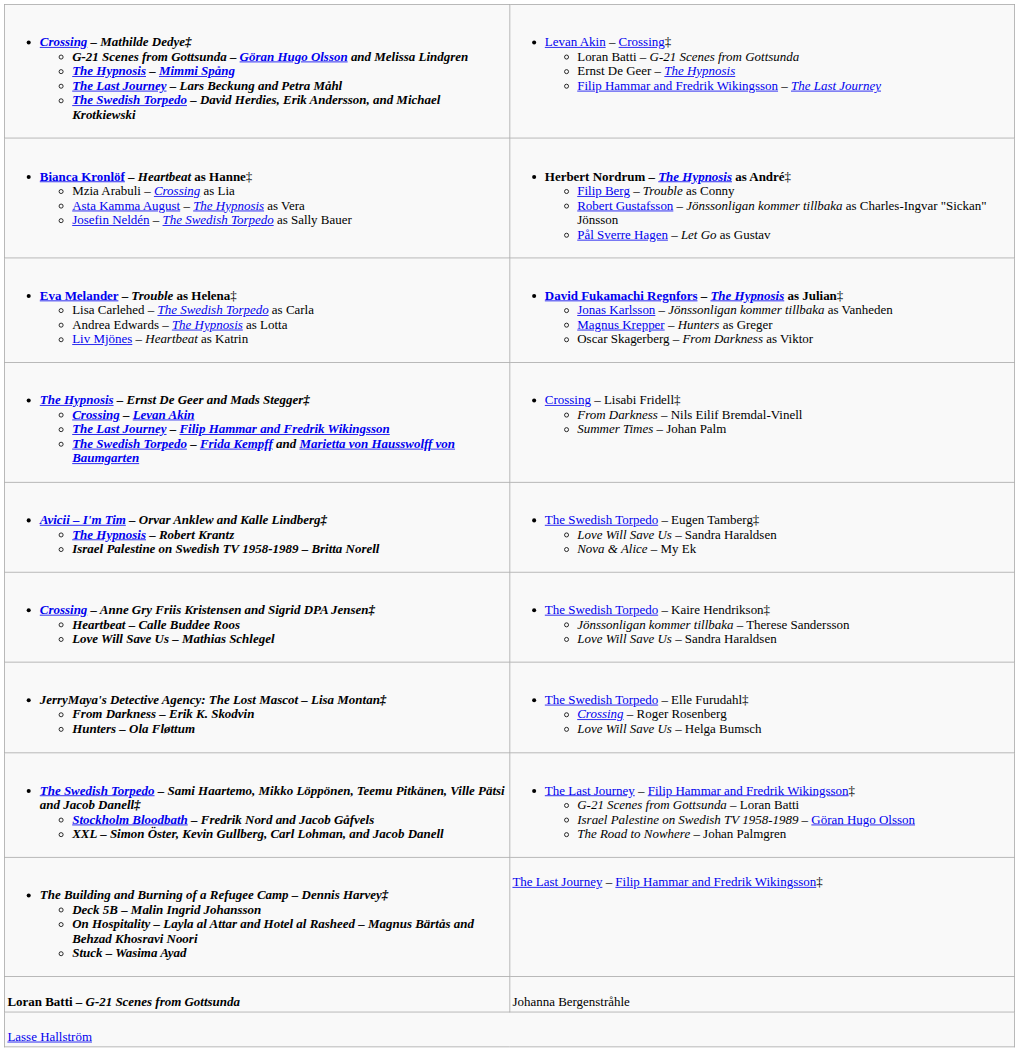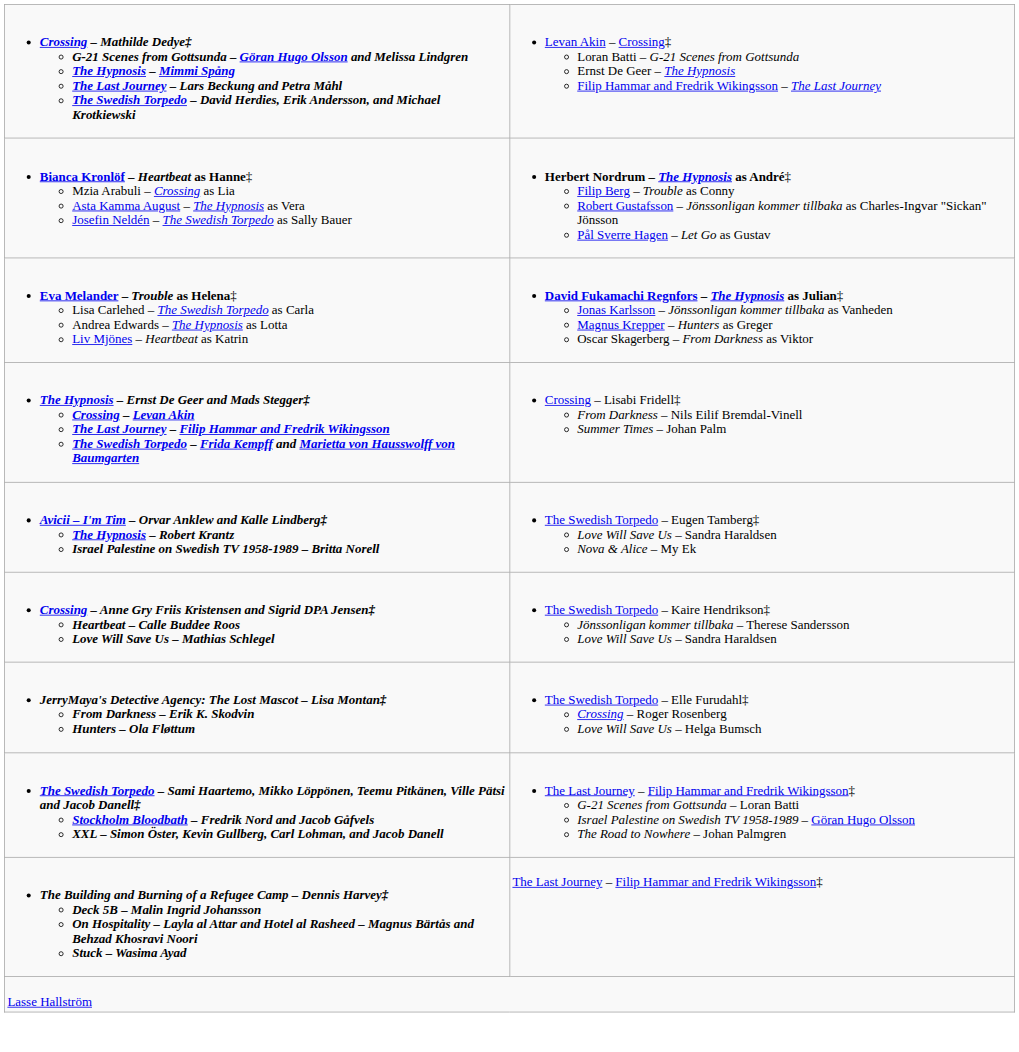- row: (124, 1001)
